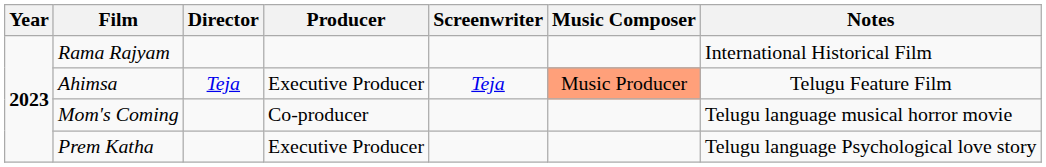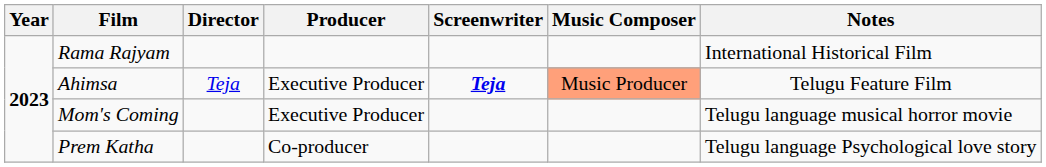(488, 83) normal -> (488, 83) bold
(318, 114) Co-producer -> (346, 114) Executive Producer
(346, 146) Executive Producer -> (318, 146) Co-producer
